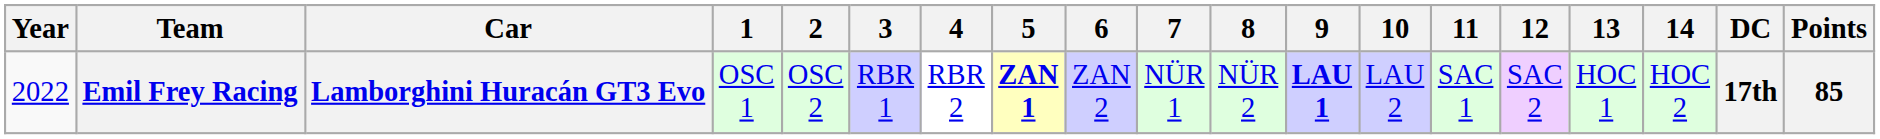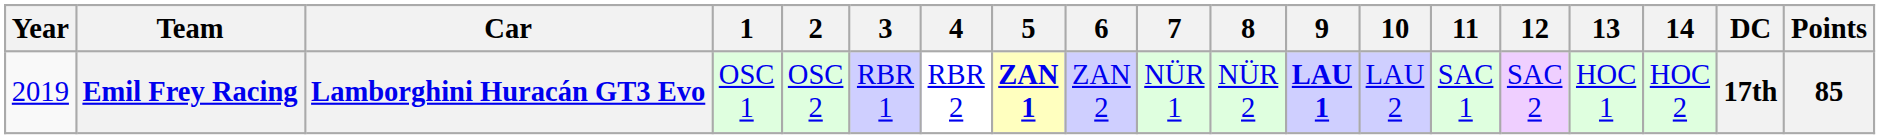(40, 91) 2022 -> (40, 91) 2019
